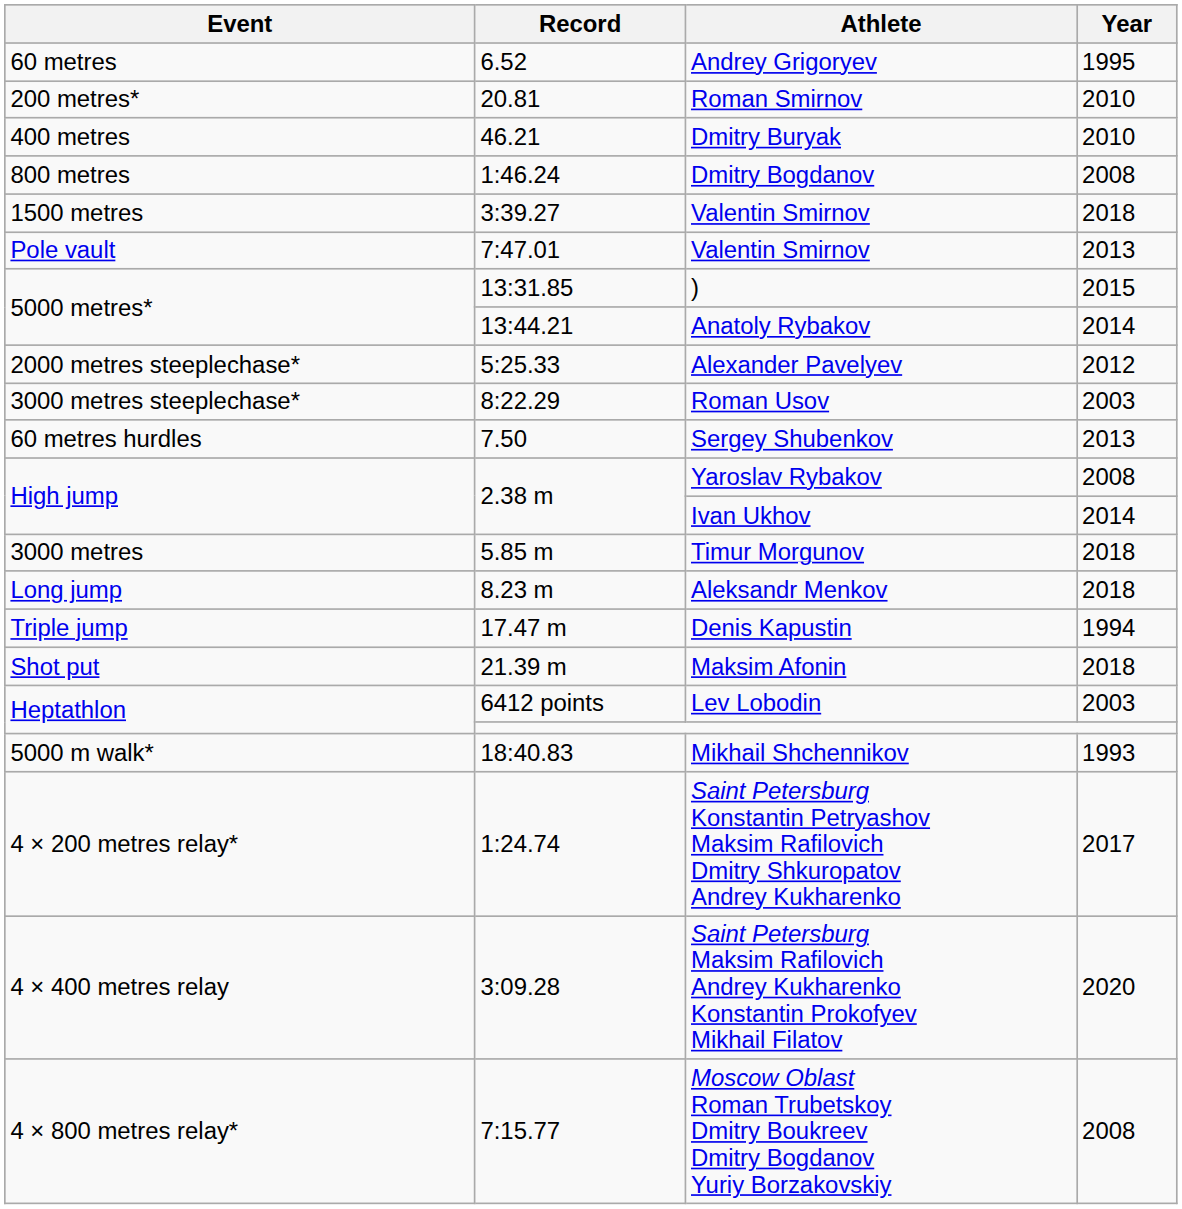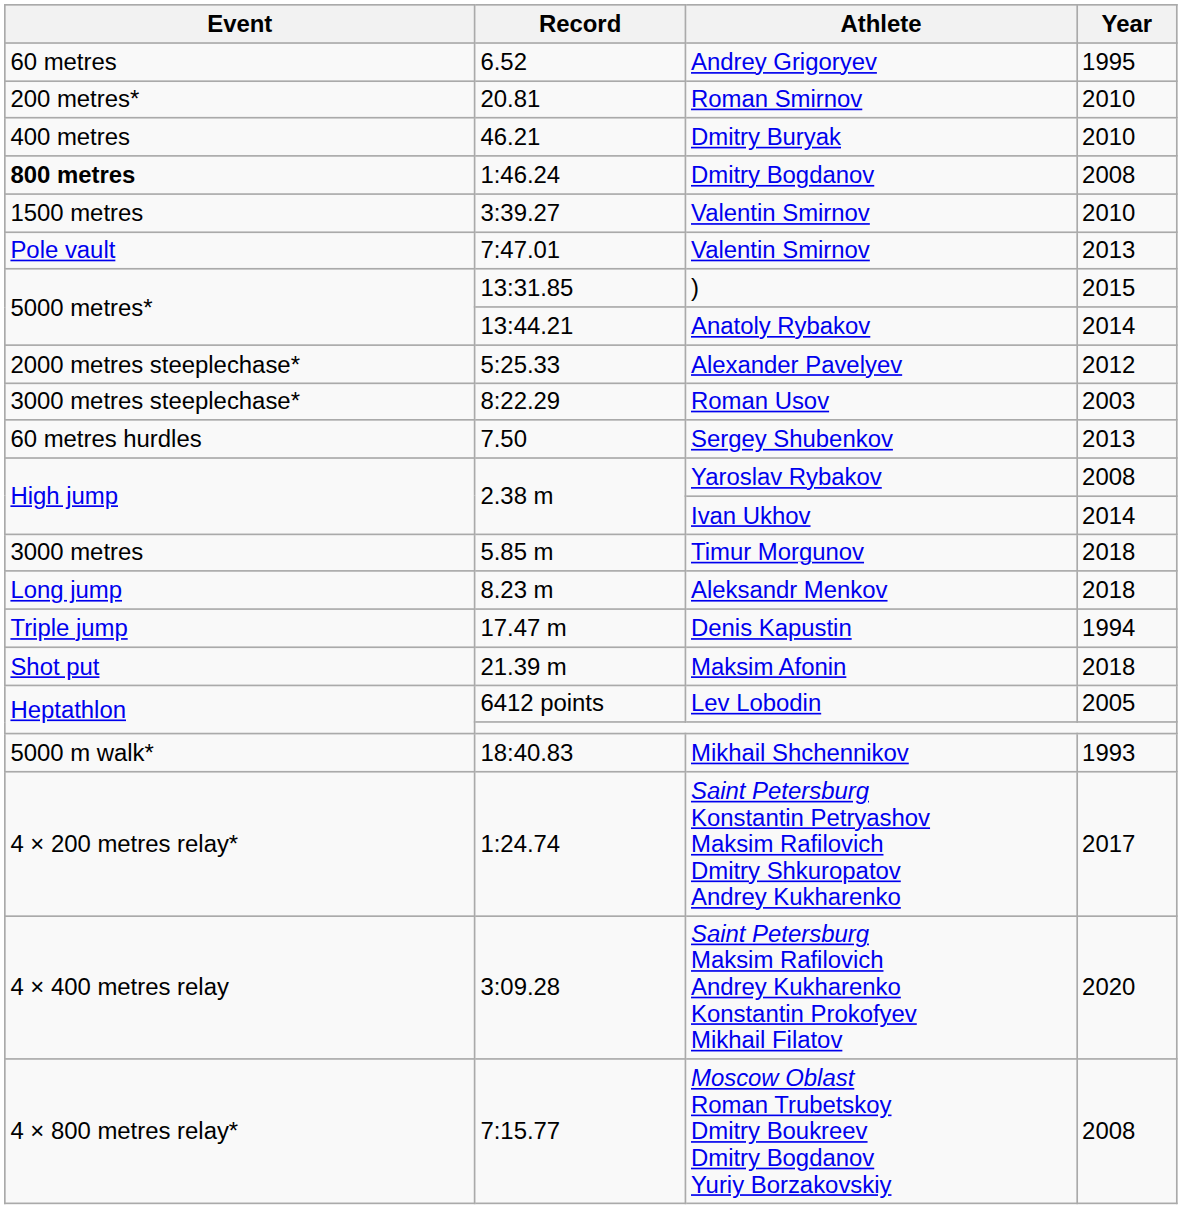(70, 175) normal -> (73, 175) bold
(1109, 213) 2018 -> (1109, 213) 2010
(1109, 704) 2003 -> (1109, 704) 2005
